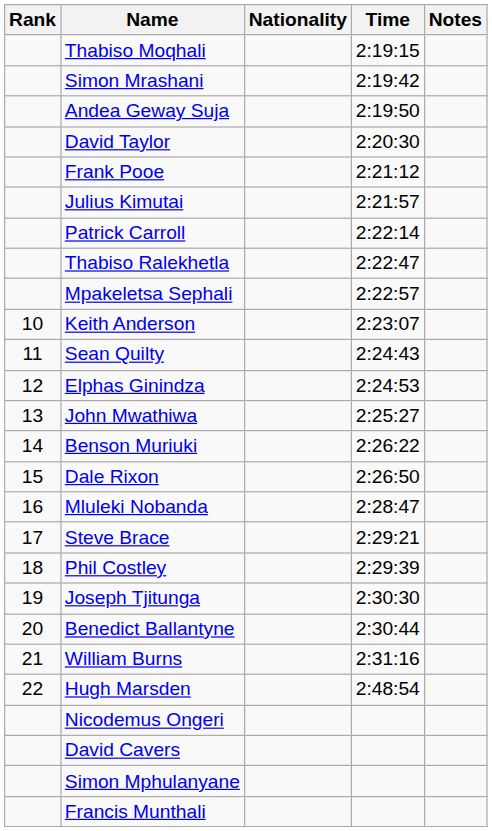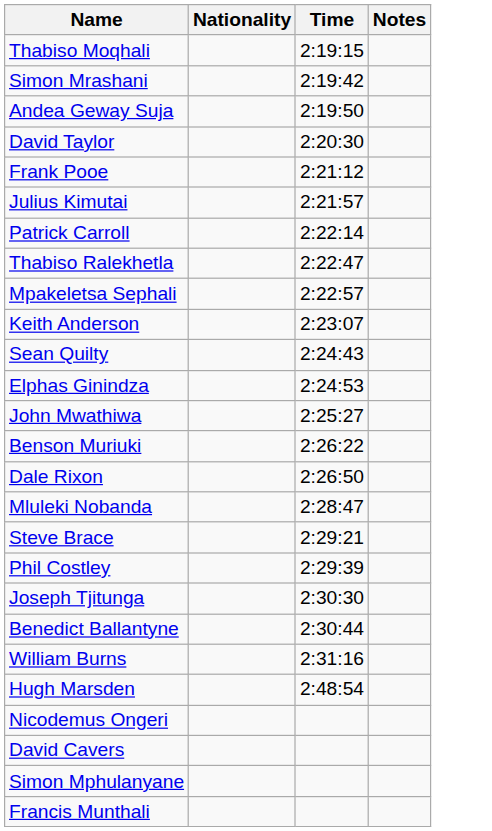- column: (33, 19)
